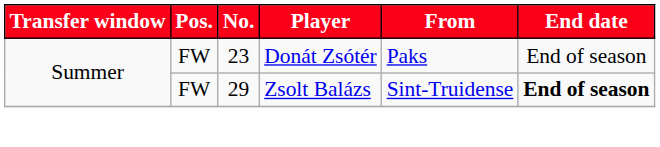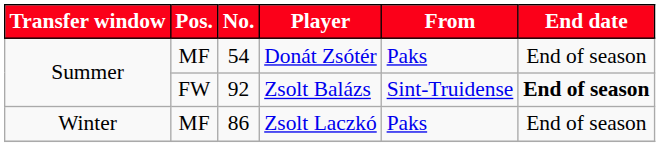(194, 55) FW -> (194, 55) MF
(239, 55) 23 -> (239, 55) 54
(239, 89) 29 -> (239, 89) 92
+ row: (320, 123)
